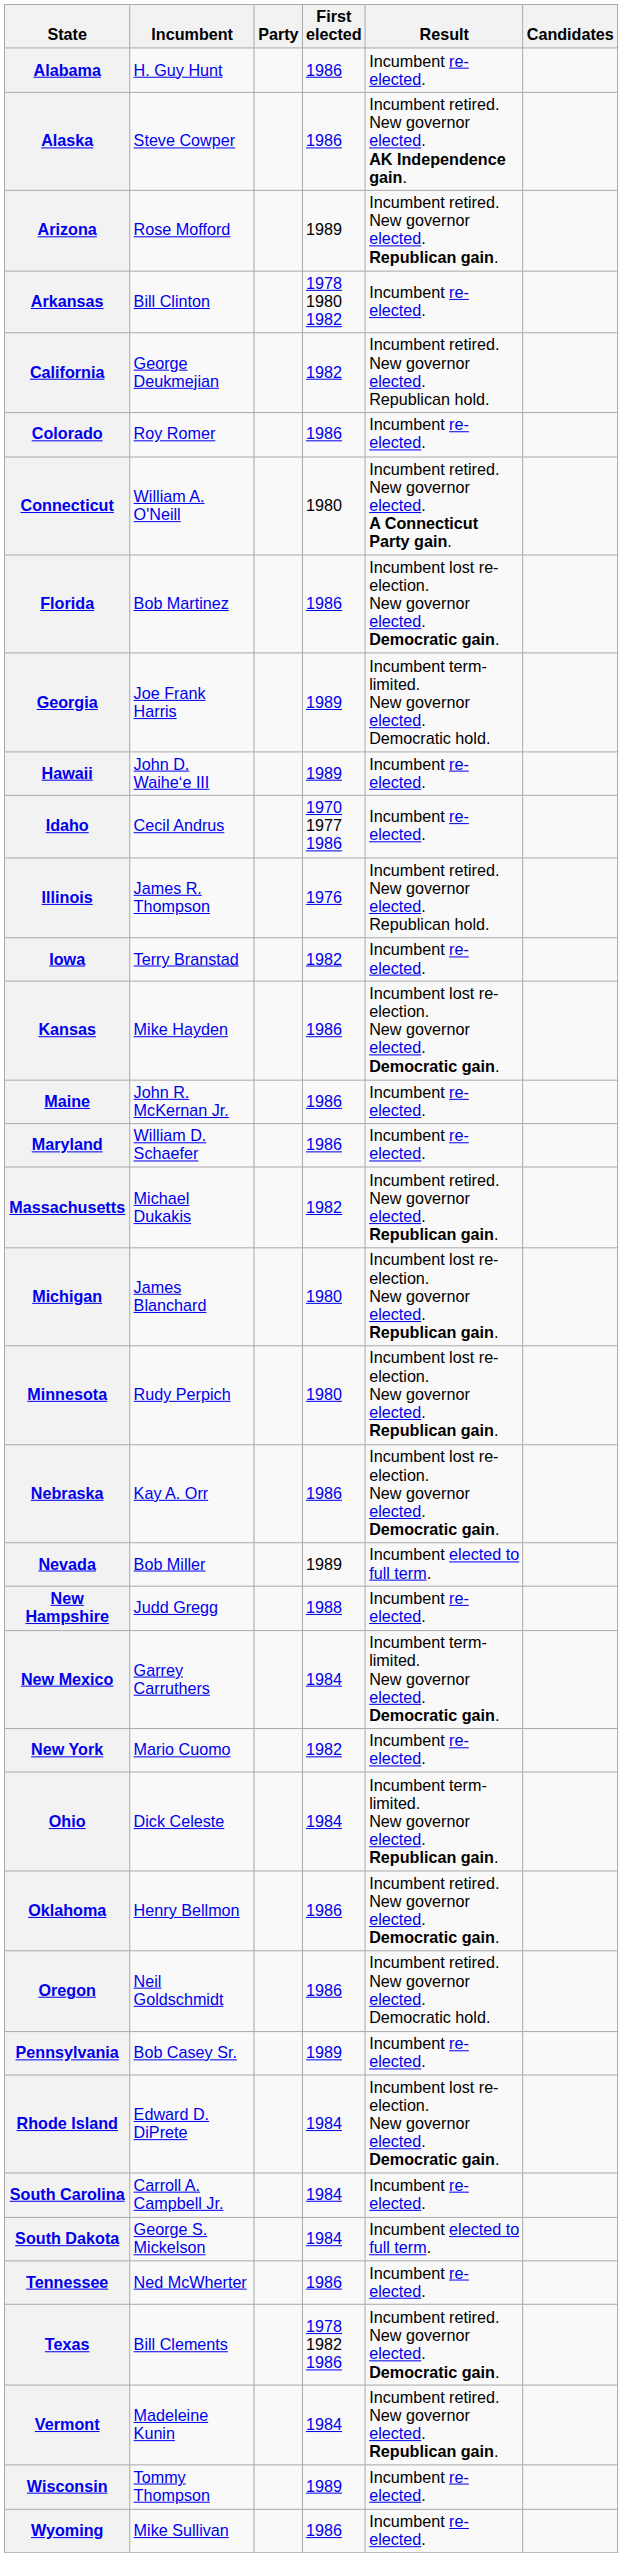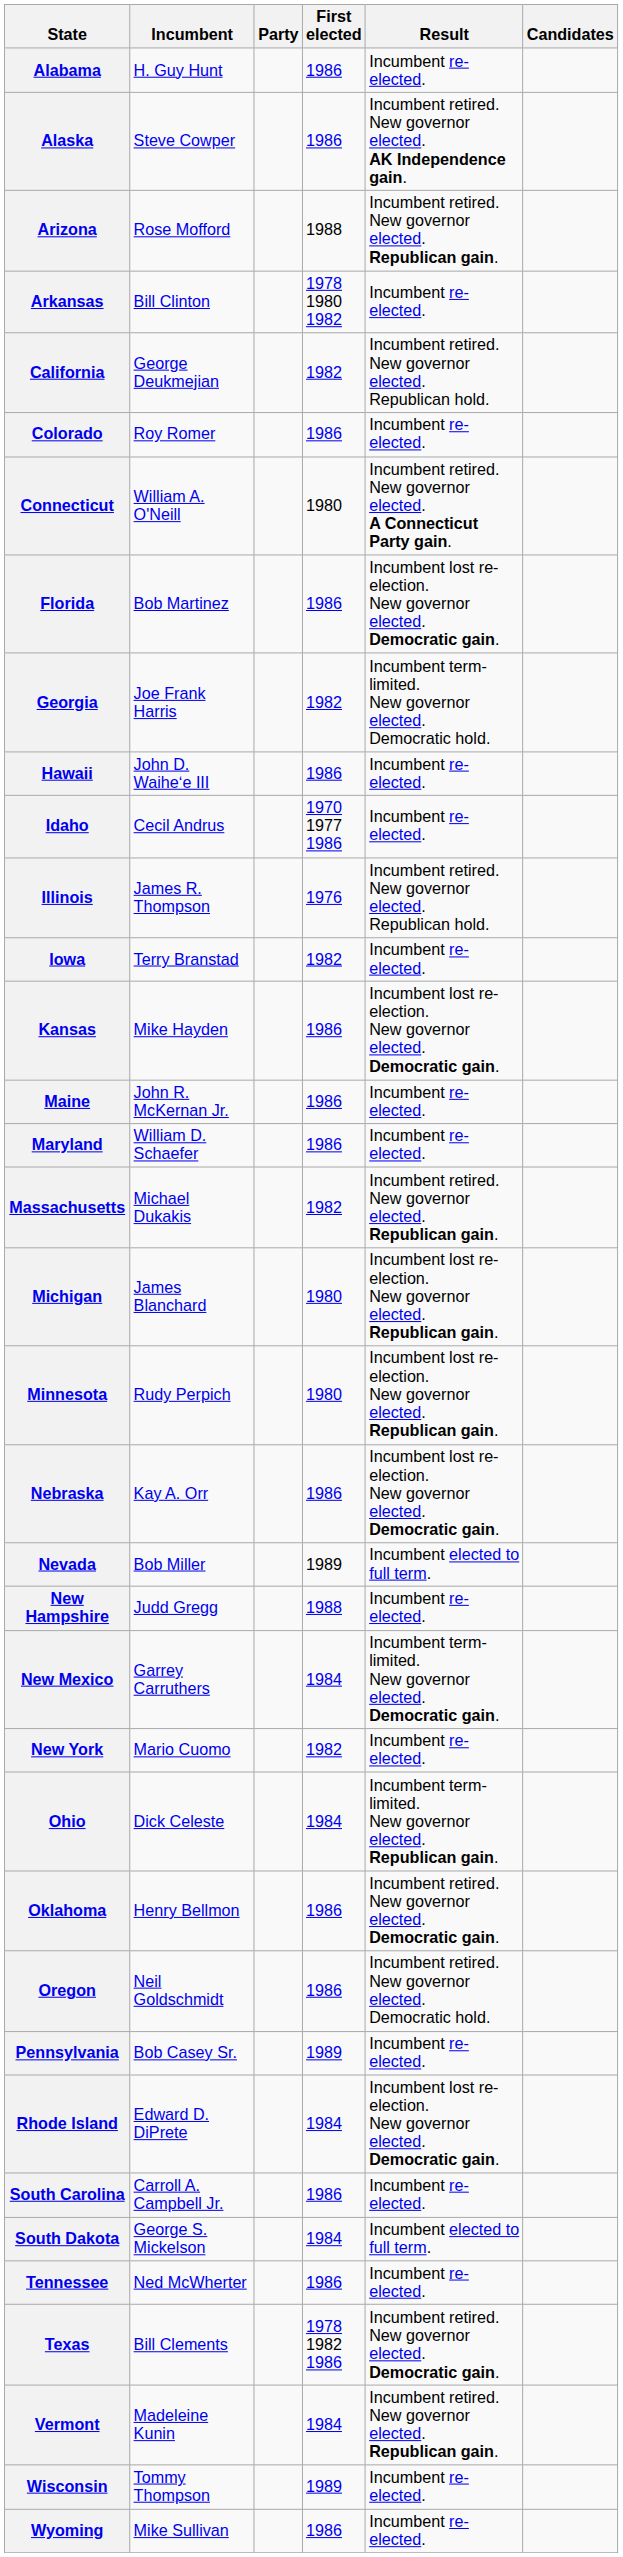(324, 230) 1989 -> (324, 230) 1988
(324, 702) 1989 -> (324, 702) 1982
(324, 773) 1989 -> (324, 773) 1986
(324, 2195) 1984 -> (324, 2195) 1986
